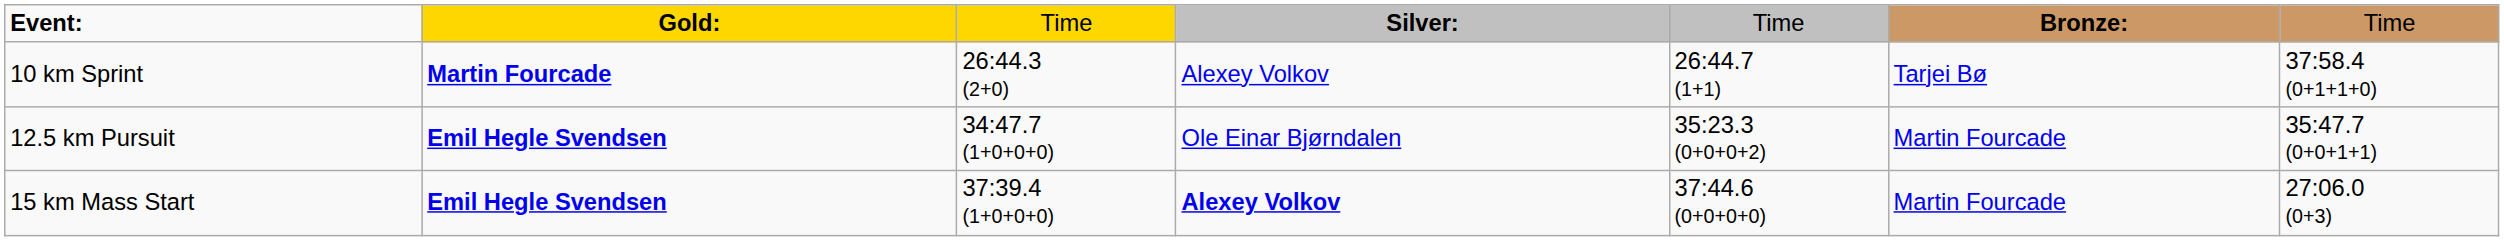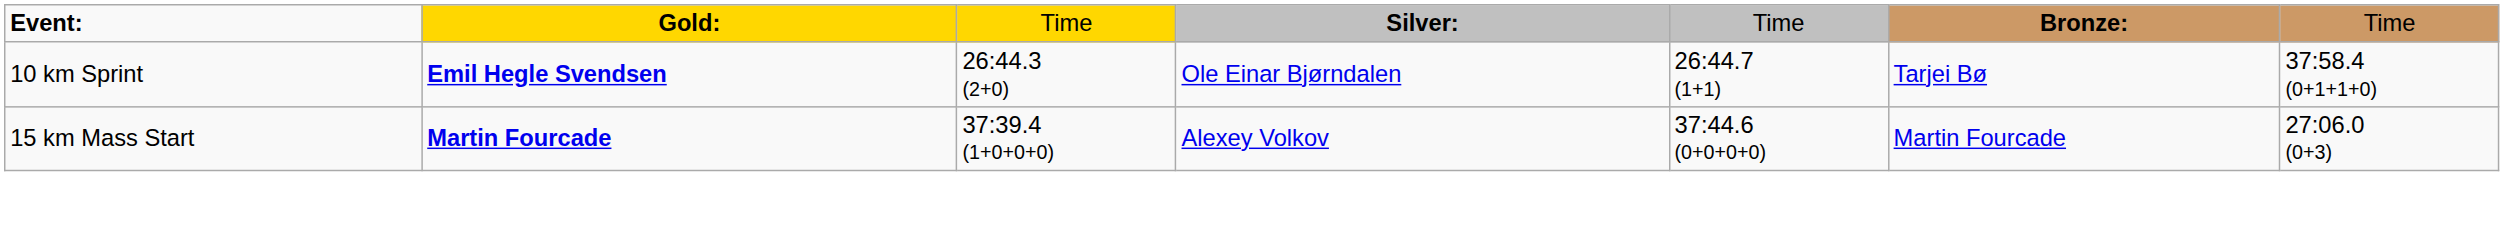(519, 74) Martin Fourcade -> (547, 74) Emil Hegle Svendsen
(1255, 74) Alexey Volkov -> (1291, 74) Ole Einar Bjørndalen
- row: (92, 138)
(547, 202) Emil Hegle Svendsen -> (519, 138) Martin Fourcade
(1261, 202) bold -> (1255, 138) normal
